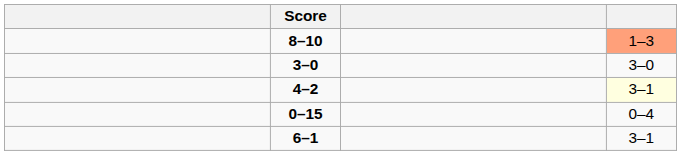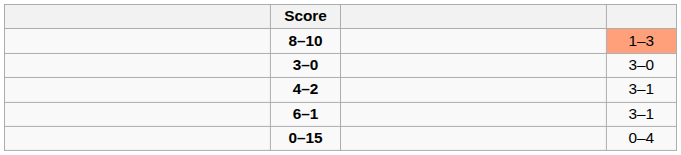(641, 89) lightyellow background -> (641, 89) no background
rows swapped: (305, 114) <-> (305, 138)
